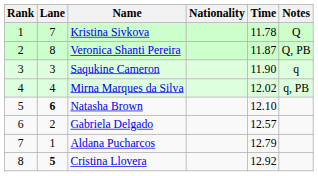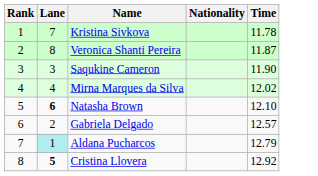- column: (296, 13)
(52, 143) no background -> (52, 143) paleturquoise background
